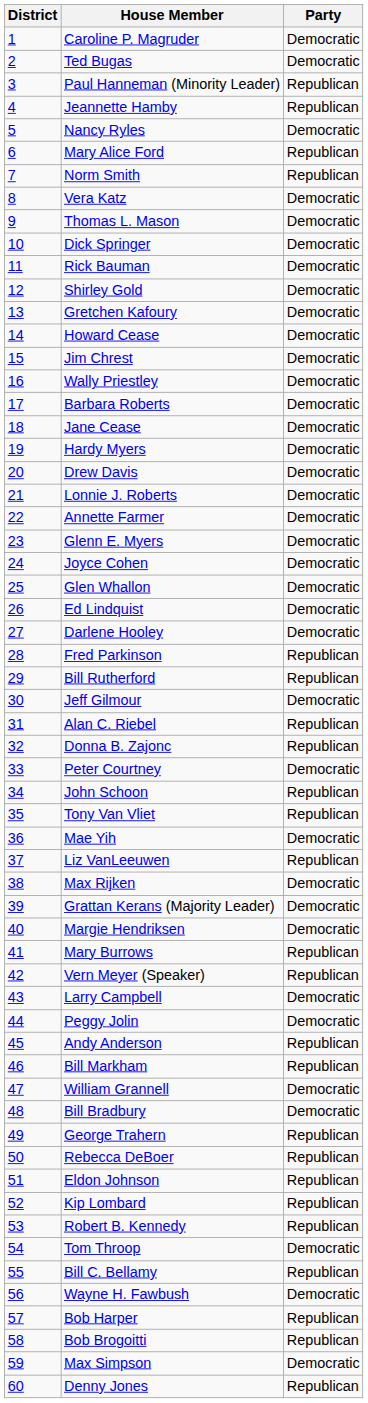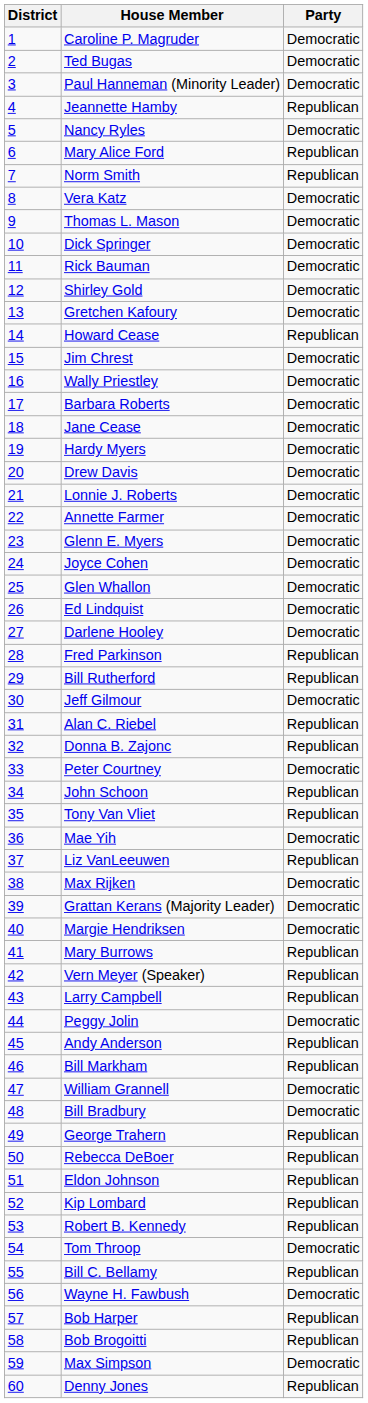(323, 84) Republican -> (323, 84) Democratic
(323, 335) Democratic -> (323, 335) Republican
(323, 997) Democratic -> (323, 997) Republican
